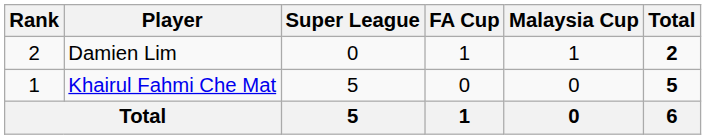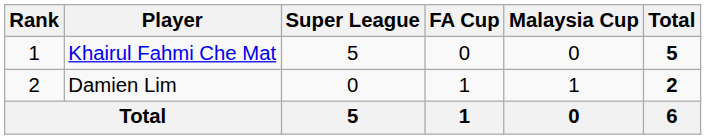rows swapped: (172, 85) <-> (123, 52)
